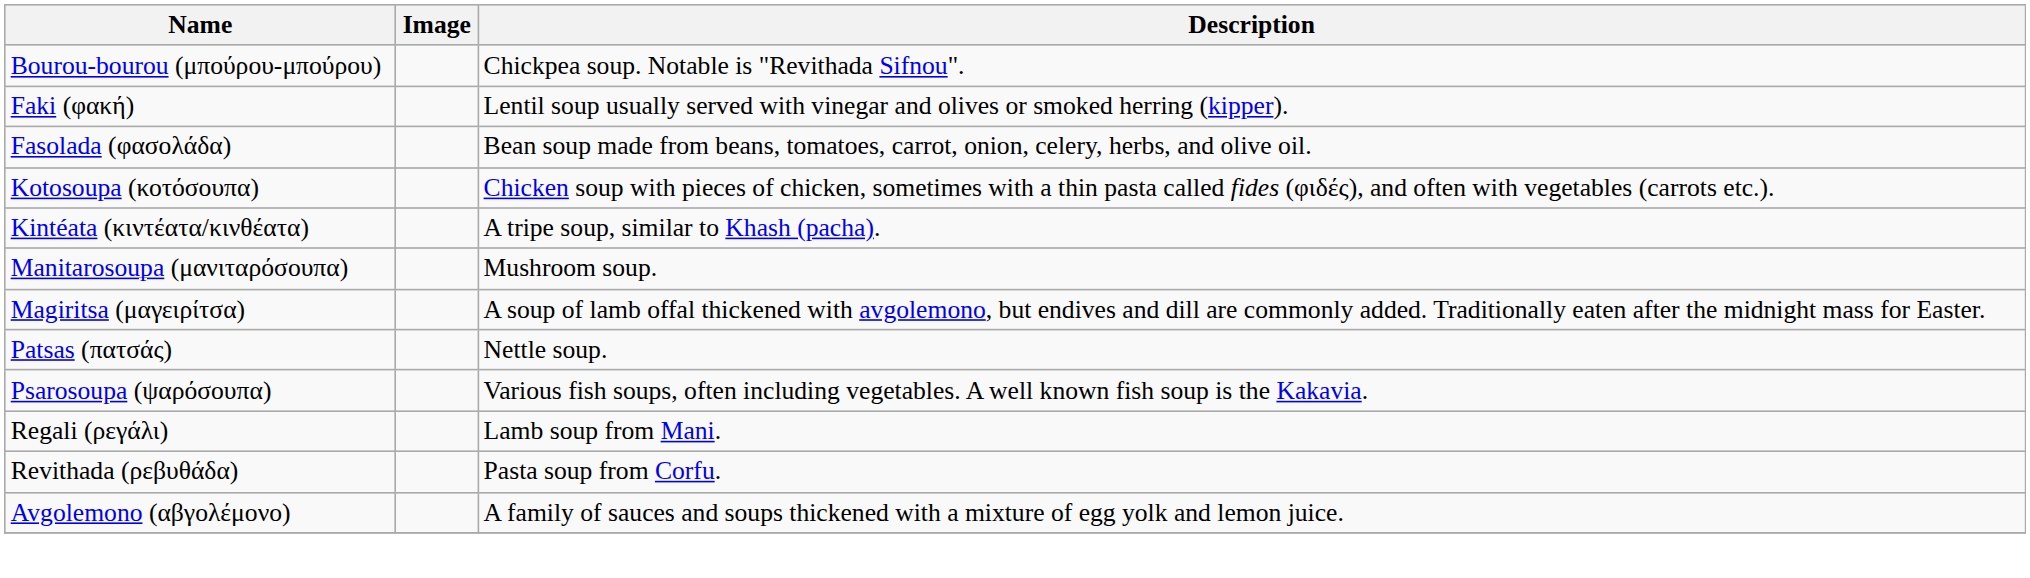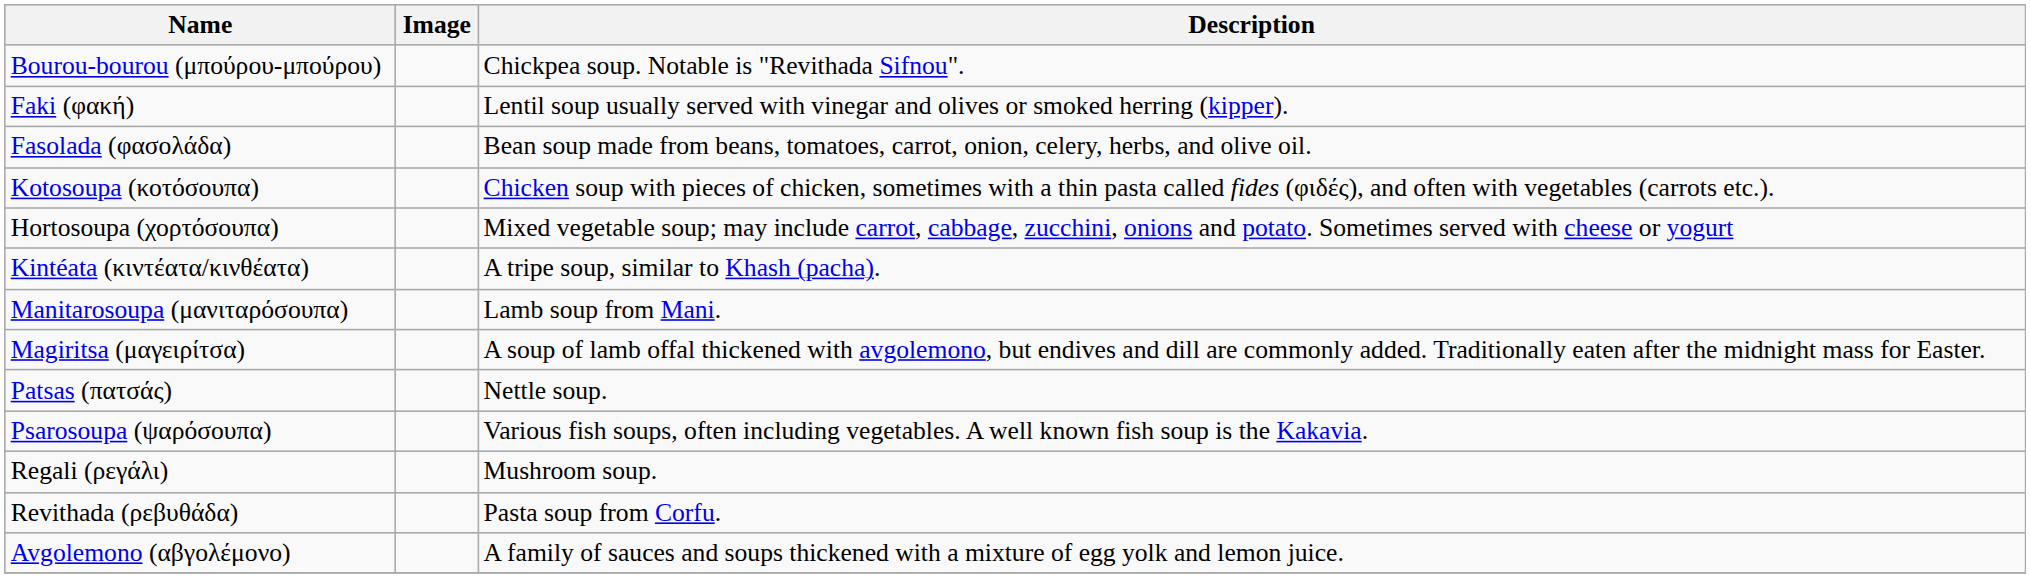+ row: (145, 227)
(570, 268) Mushroom soup. -> (602, 308) Lamb soup from Mani.
(602, 430) Lamb soup from Mani. -> (570, 471) Mushroom soup.
